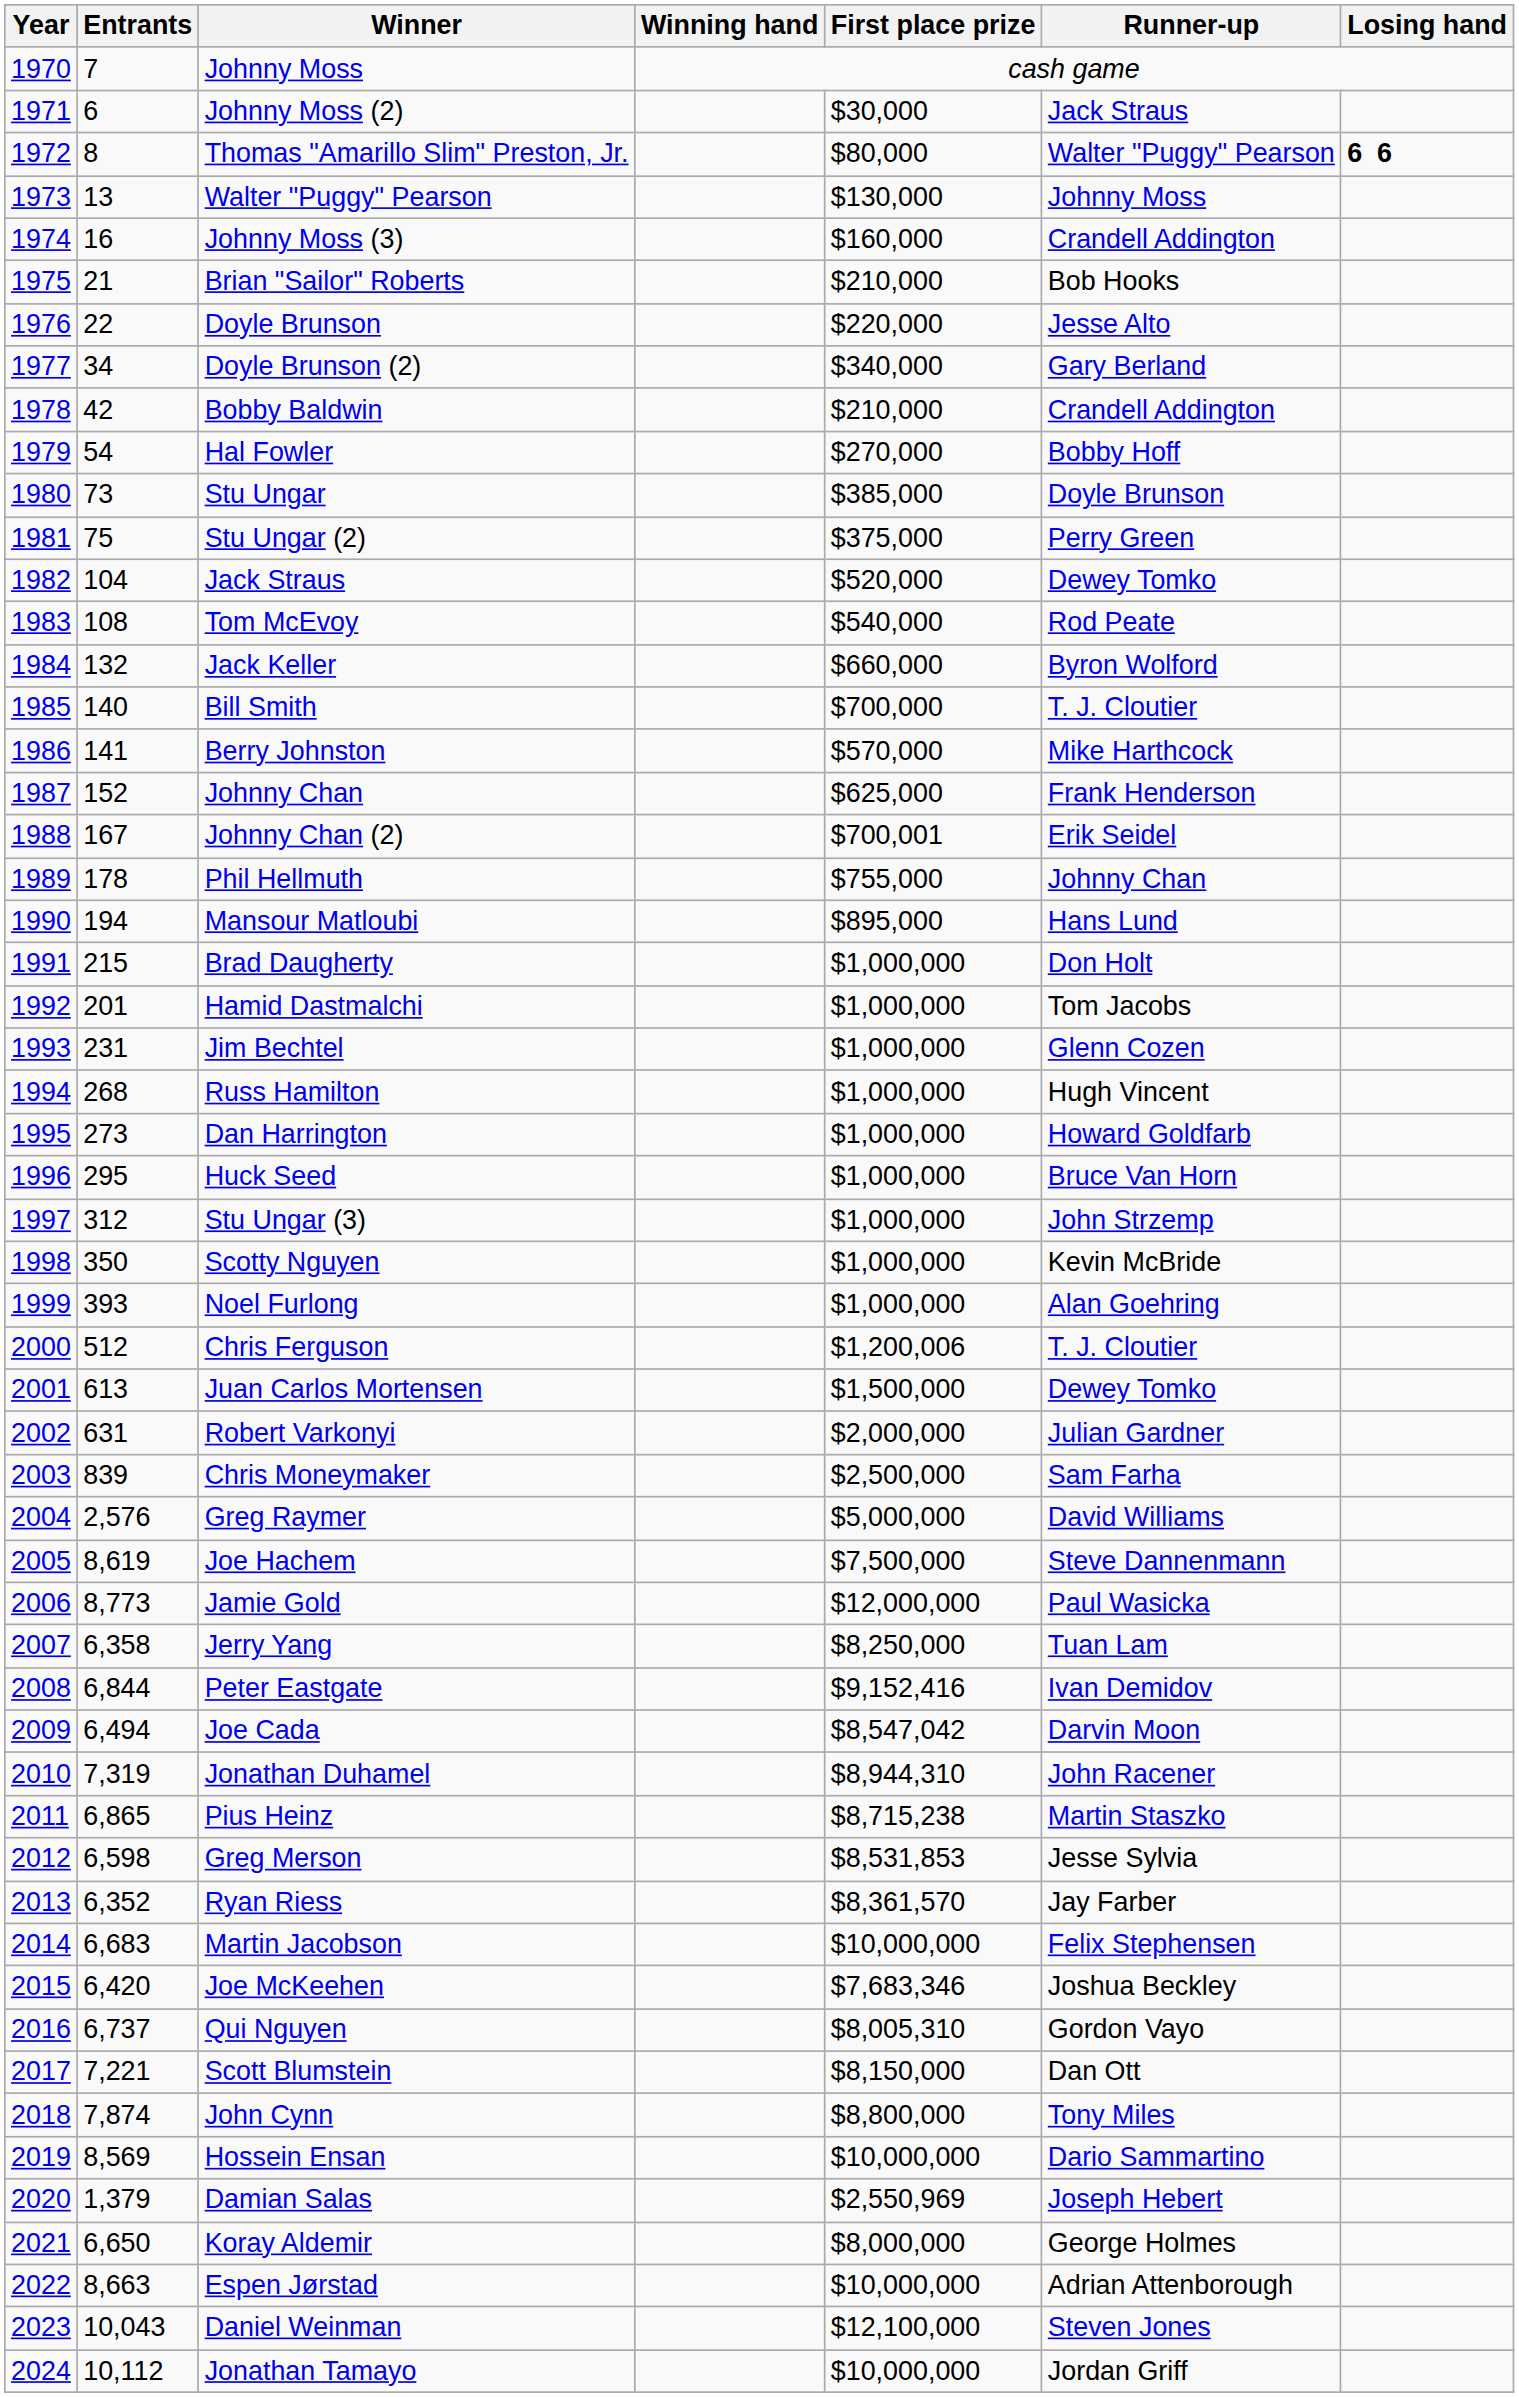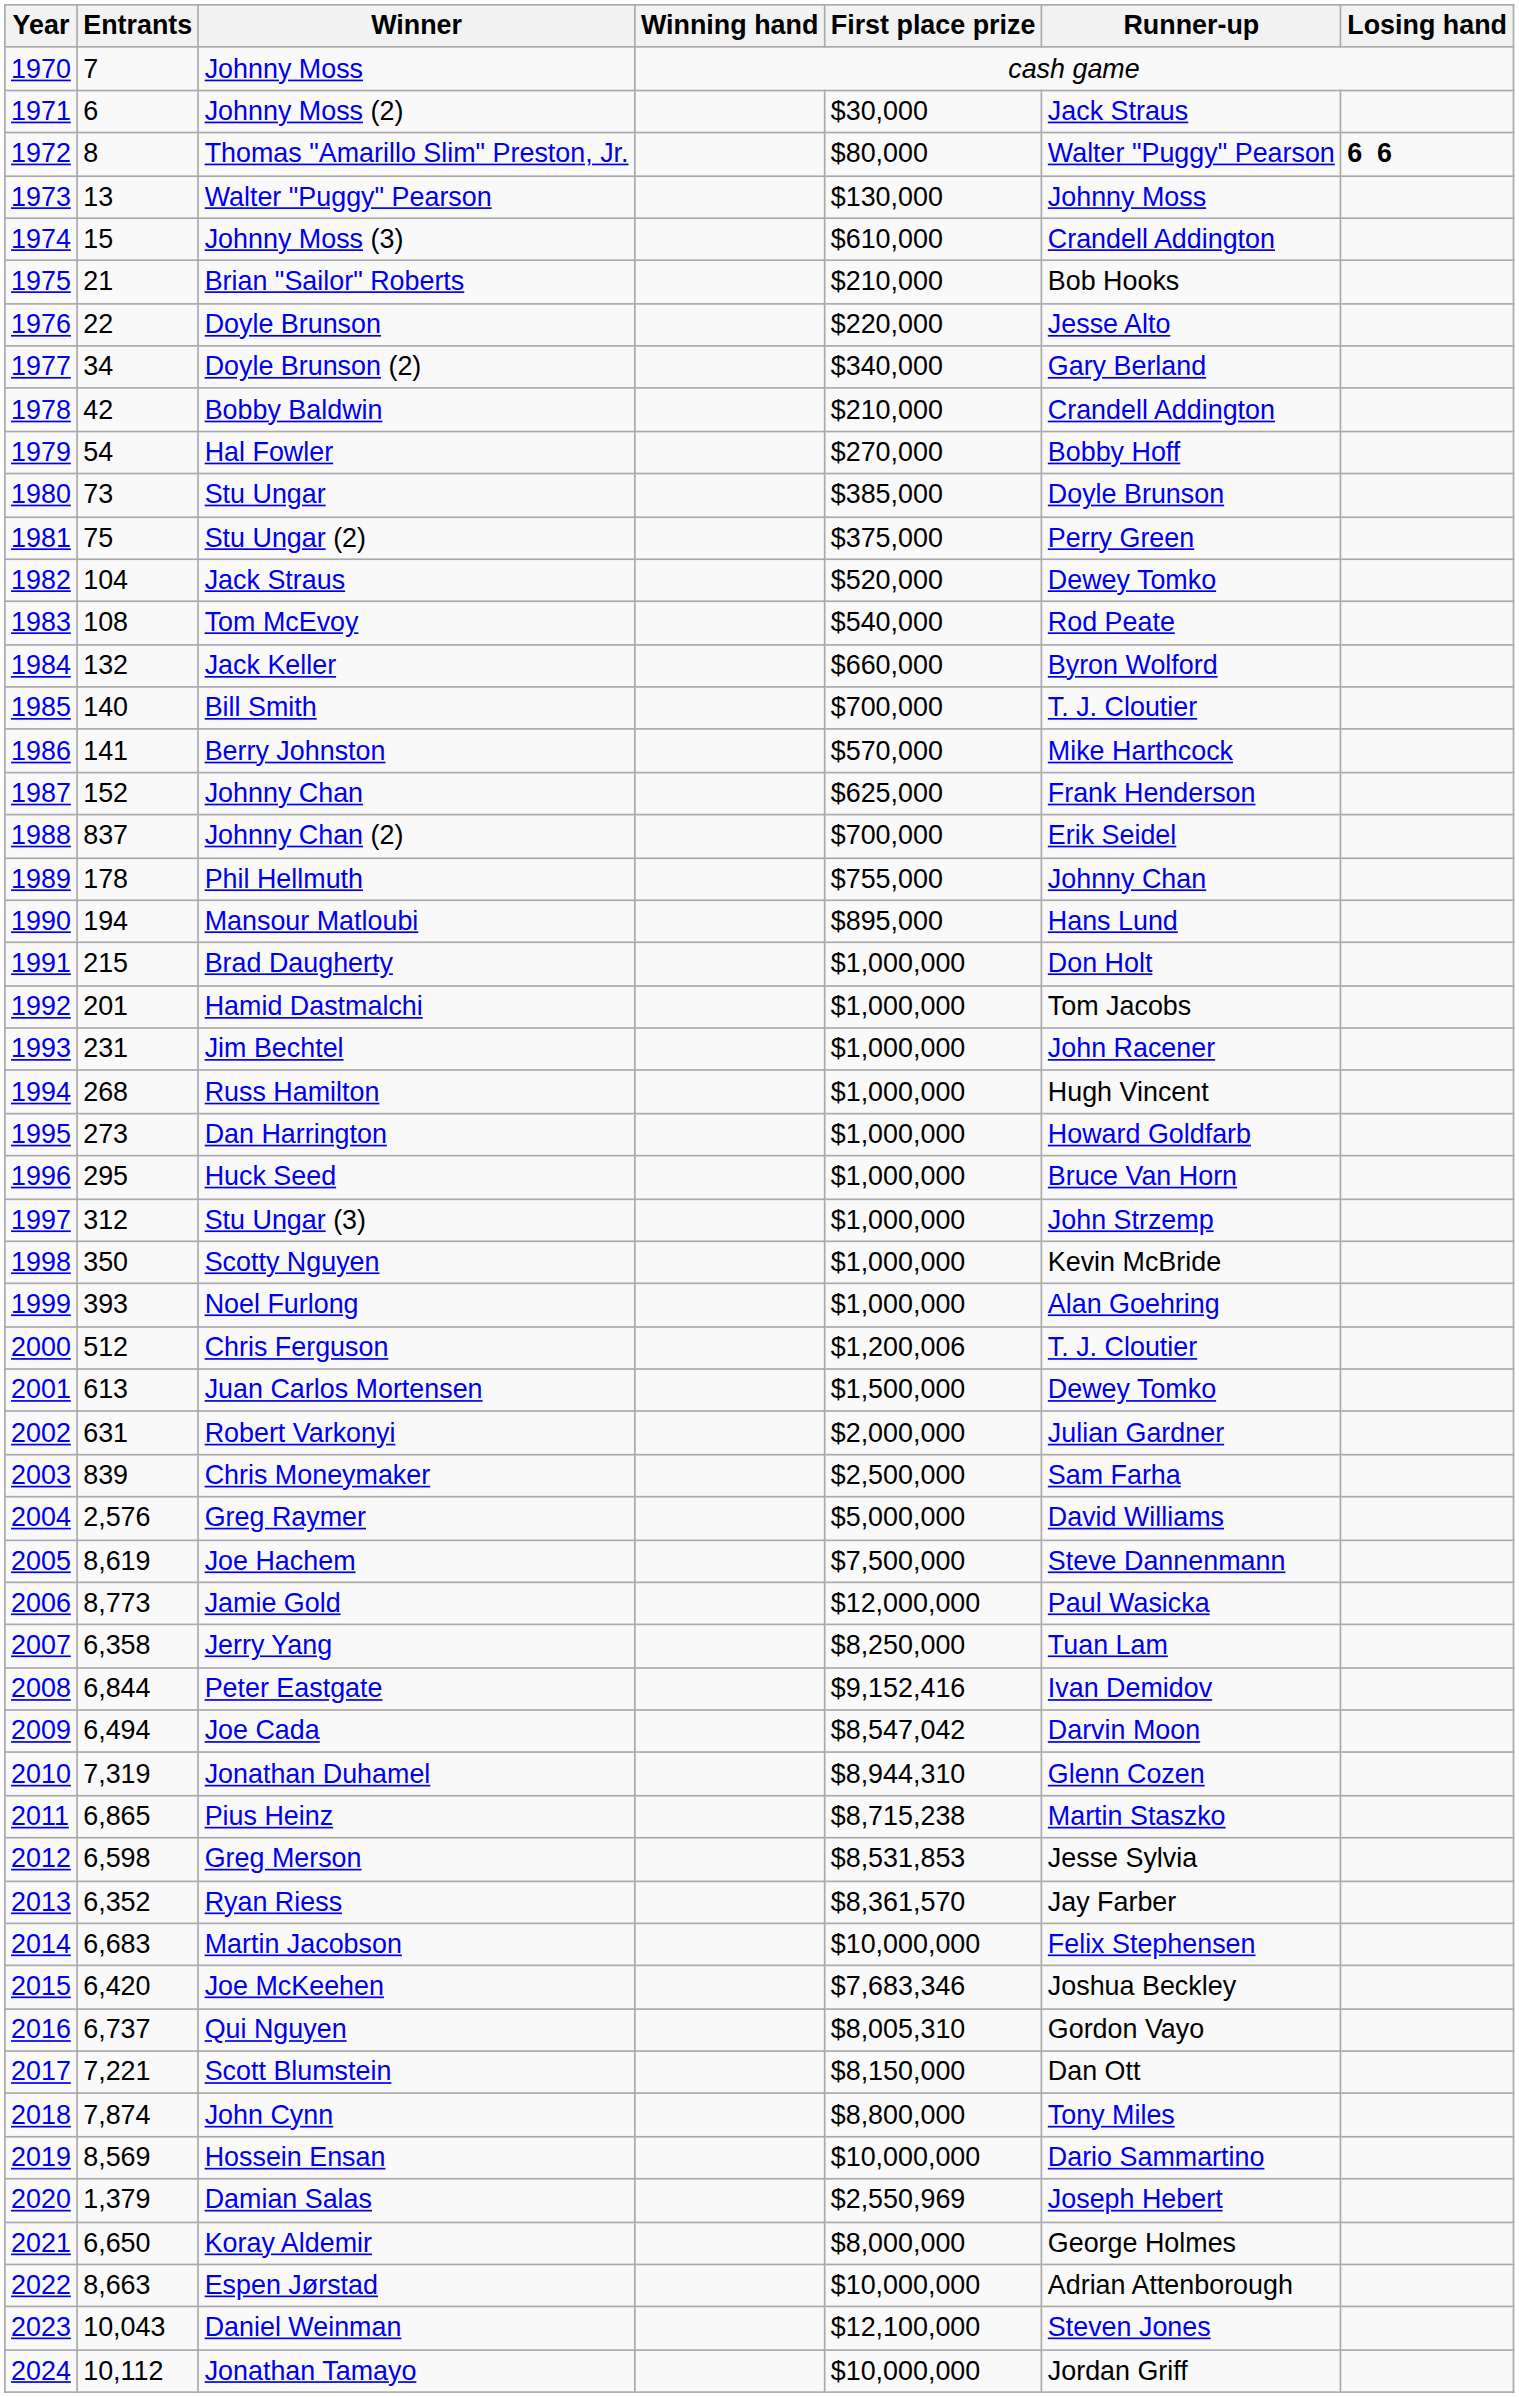(98, 238) 16 -> (98, 238) 15
(887, 238) $160,000 -> (887, 238) $610,000
(106, 835) 167 -> (106, 835) 837
(887, 835) $700,001 -> (887, 835) $700,000
(1126, 1048) Glenn Cozen -> (1131, 1048) John Racener
(1131, 1773) John Racener -> (1126, 1773) Glenn Cozen
